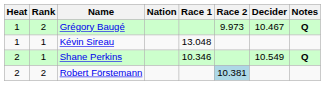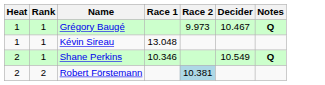- column: (162, 12)
(43, 27) 2 -> (43, 27) 1
